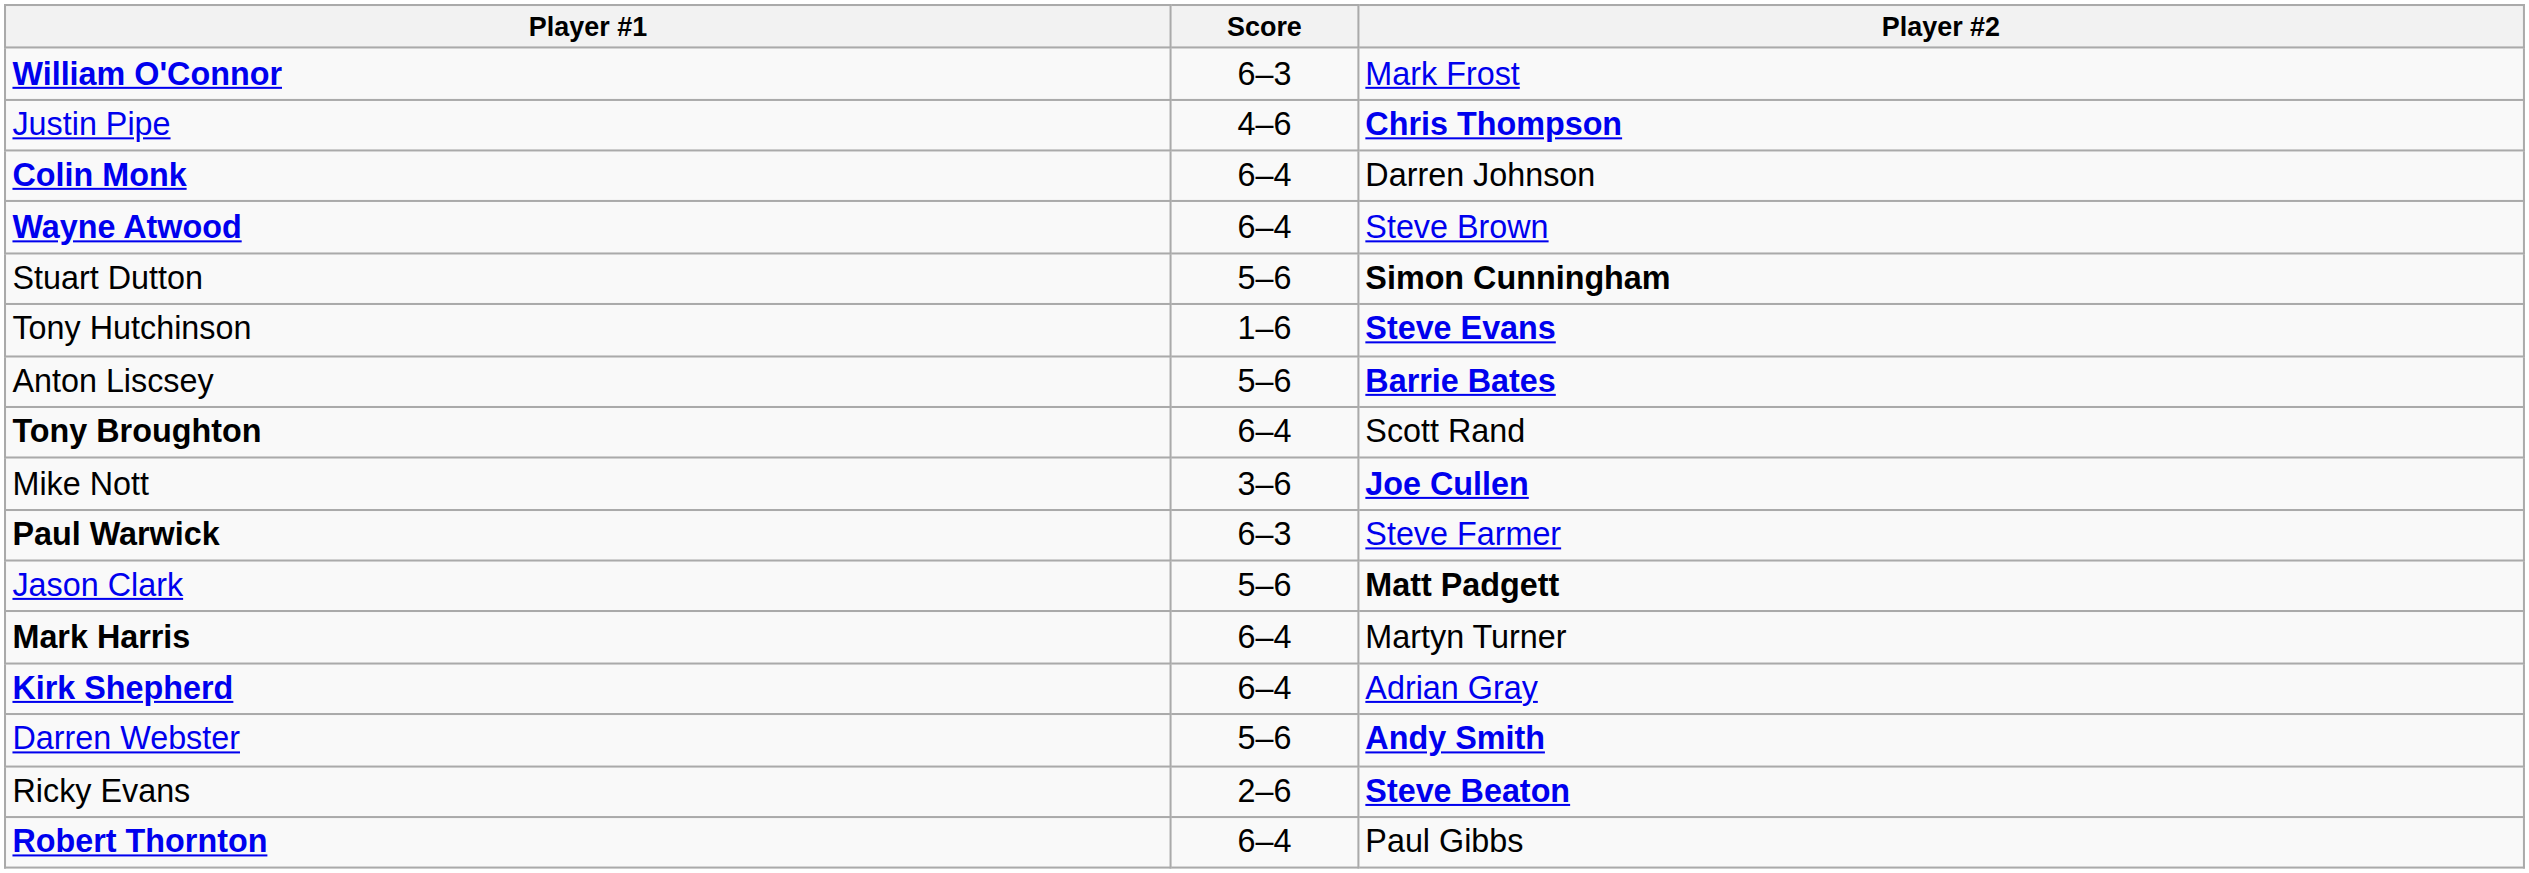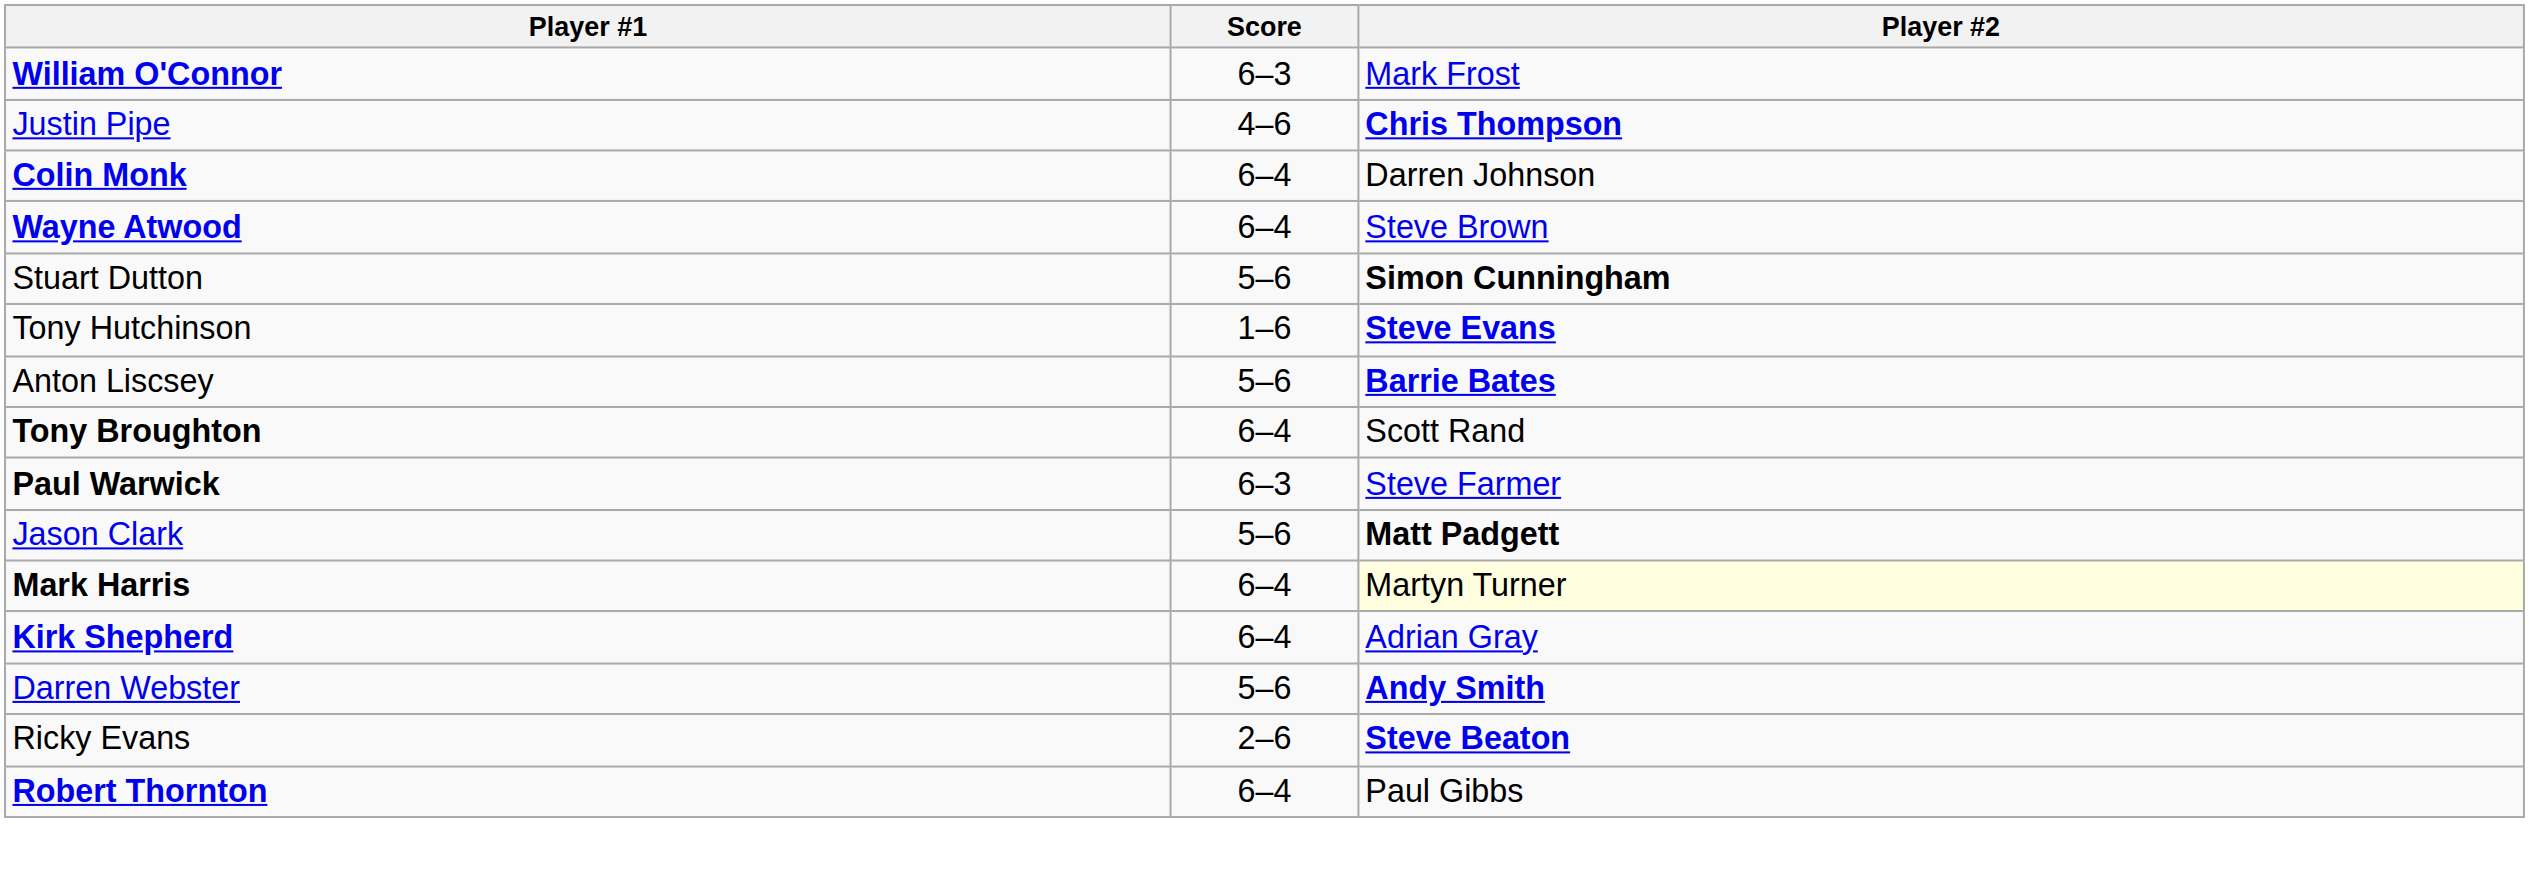- row: (81, 483)
(1466, 637) no background -> (1466, 585) lightyellow background
